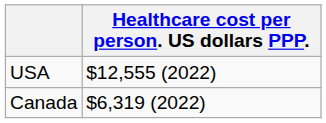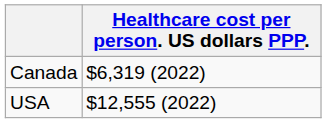rows swapped: (44, 102) <-> (30, 71)
